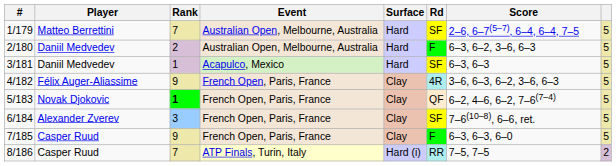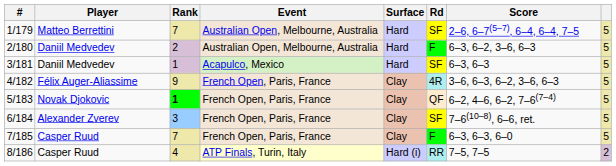(175, 136) 9 -> (175, 136) 7
(175, 153) 7 -> (175, 153) 4
